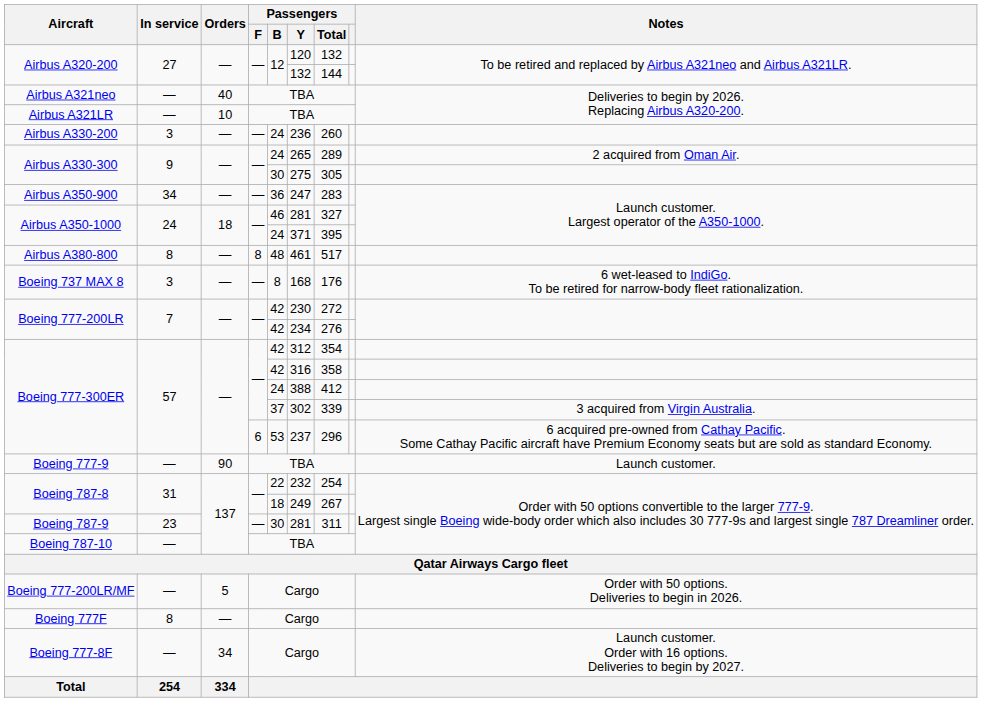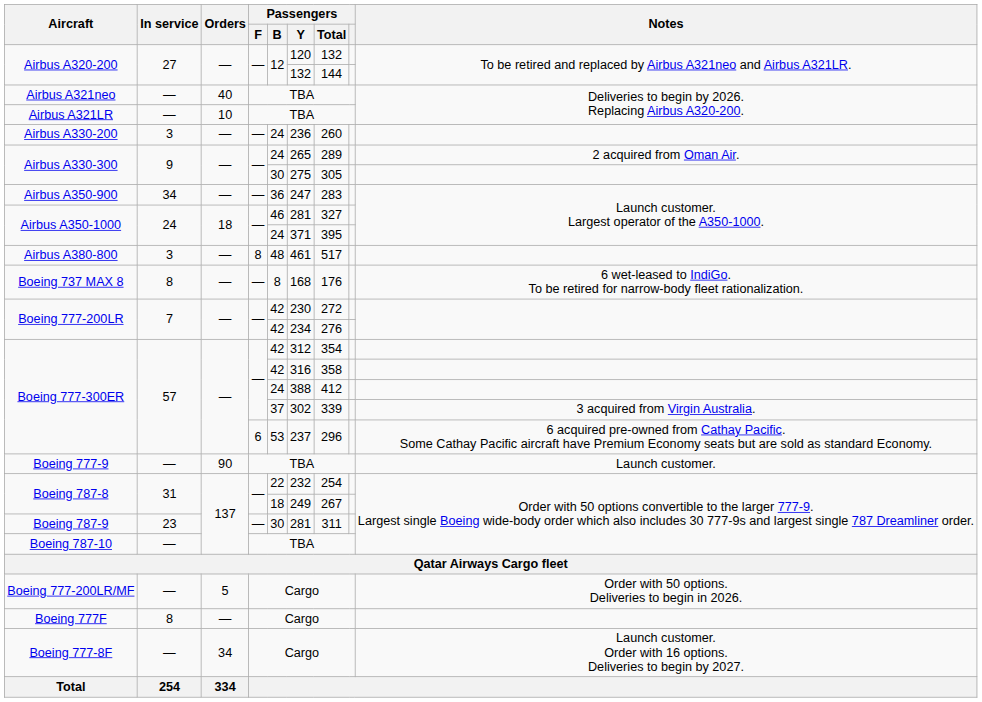(169, 255) 8 -> (169, 255) 3
(169, 282) 3 -> (169, 282) 8
